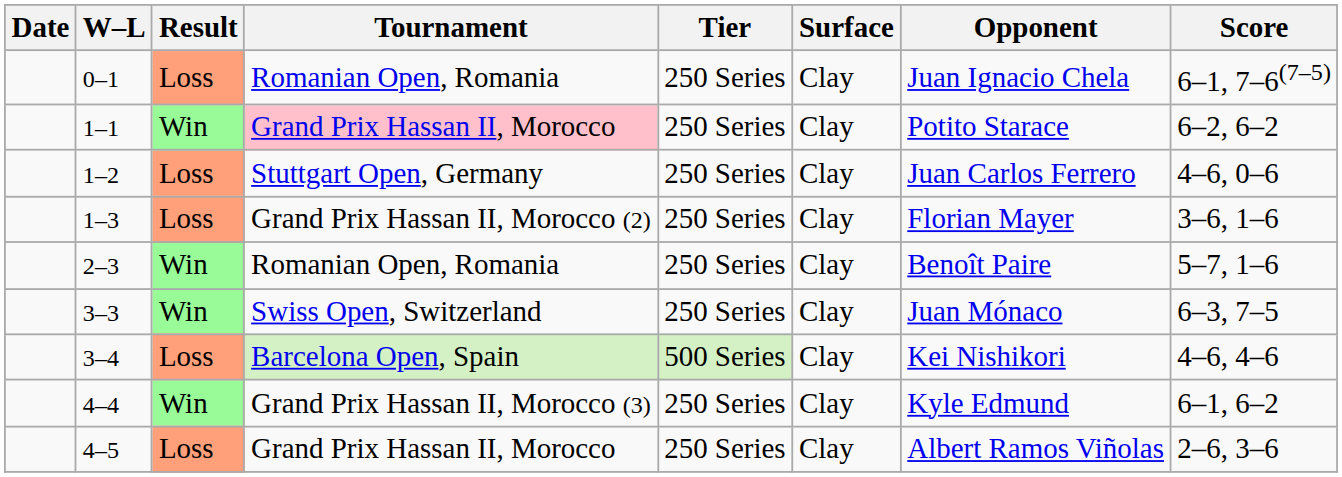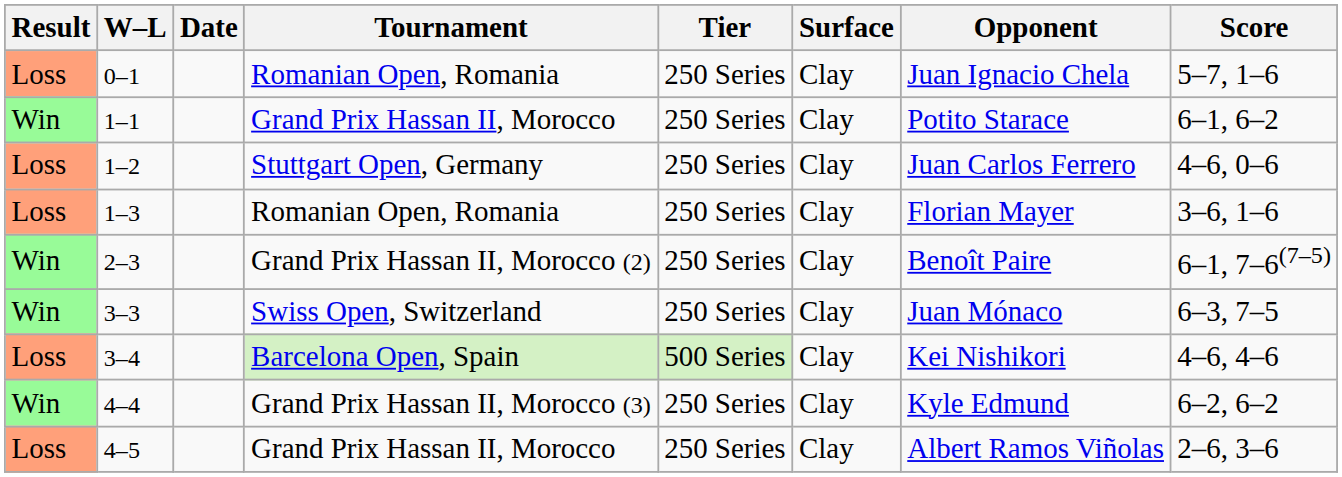columns swapped: (198, 27) <-> (41, 27)
(1254, 77) 6–1, 7–6(7–5) -> (1228, 73) 5–7, 1–6
(433, 127) pink background -> (433, 119) no background
(1228, 127) 6–2, 6–2 -> (1228, 119) 6–1, 6–2
(451, 219) Grand Prix Hassan II, Morocco (2) -> (405, 211) Romanian Open, Romania
(405, 264) Romanian Open, Romania -> (451, 261) Grand Prix Hassan II, Morocco (2)
(1228, 264) 5–7, 1–6 -> (1254, 261) 6–1, 7–6(7–5)
(1228, 402) 6–1, 6–2 -> (1228, 402) 6–2, 6–2
